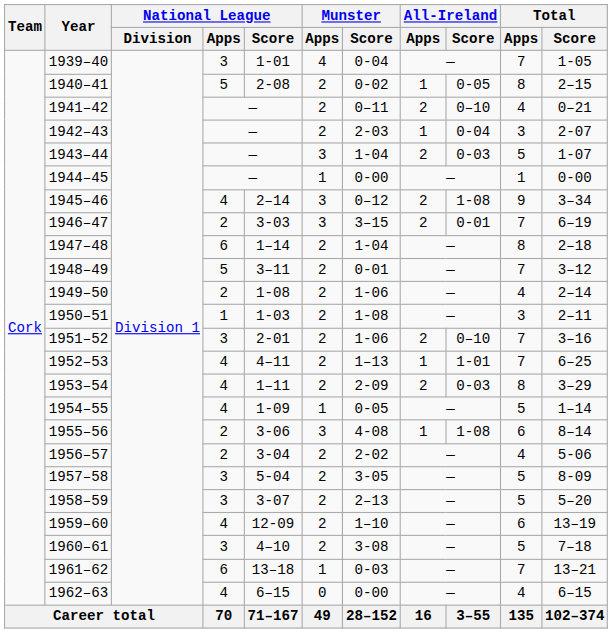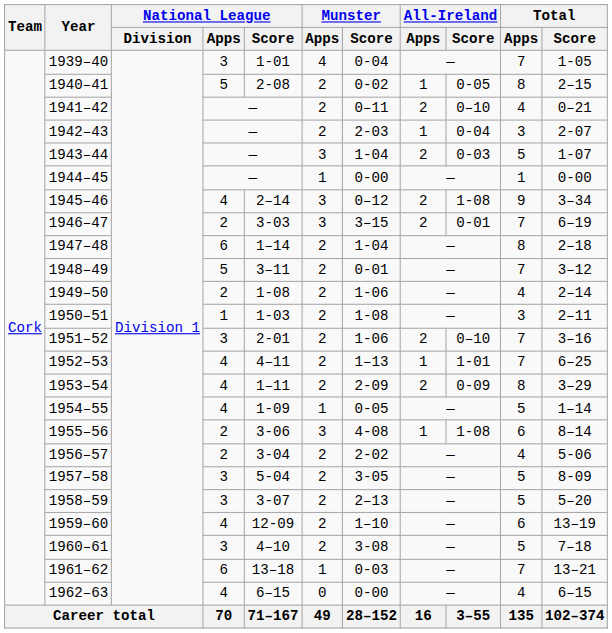(473, 386) 0-03 -> (473, 386) 0-09
